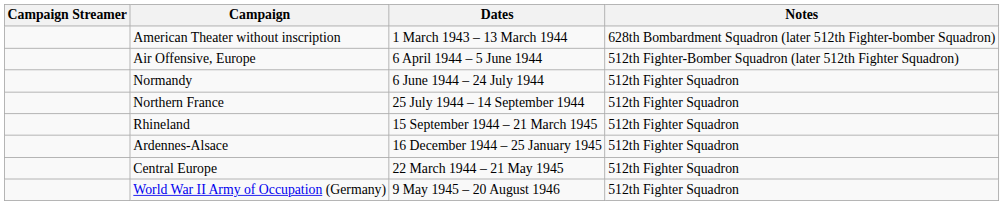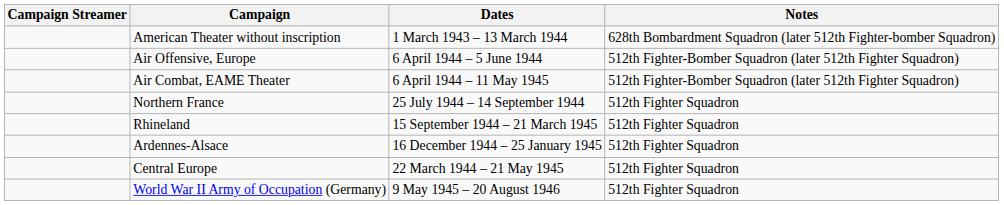+ row: (212, 80)
- row: (163, 80)
